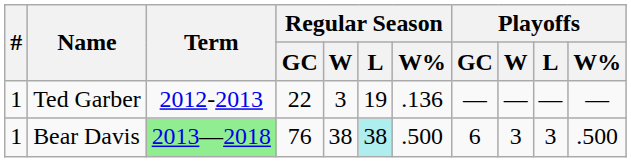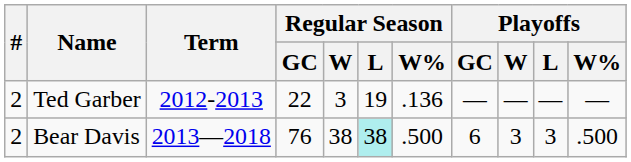(16, 99) 1 -> (16, 99) 2
(16, 136) 1 -> (16, 136) 2
(211, 136) lightgreen background -> (211, 136) no background
